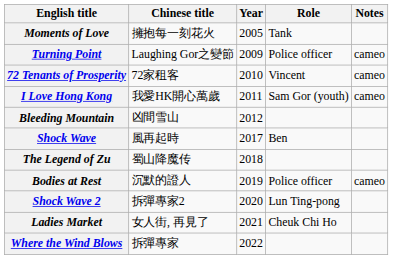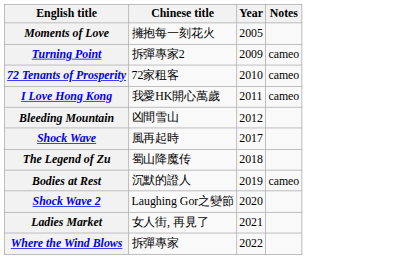- column: (308, 13)
(183, 54) Laughing Gor之變節 -> (158, 54) 拆彈專家2
(158, 201) 拆彈專家2 -> (183, 201) Laughing Gor之變節
